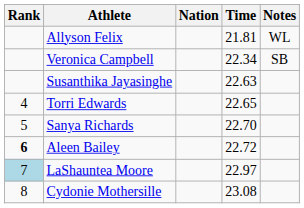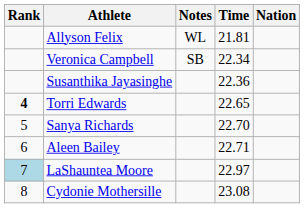columns swapped: (199, 15) <-> (280, 15)
(241, 81) 22.63 -> (234, 81) 22.36
(24, 103) normal -> (24, 103) bold
(24, 147) bold -> (24, 147) normal
(241, 147) 22.72 -> (234, 147) 22.71
